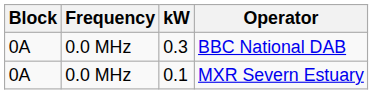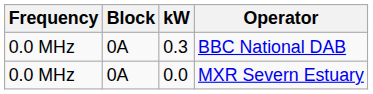columns swapped: (110, 18) <-> (33, 18)
(176, 74) 0.1 -> (176, 74) 0.0
